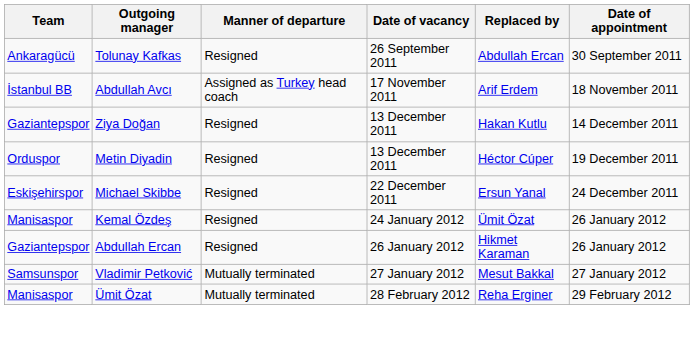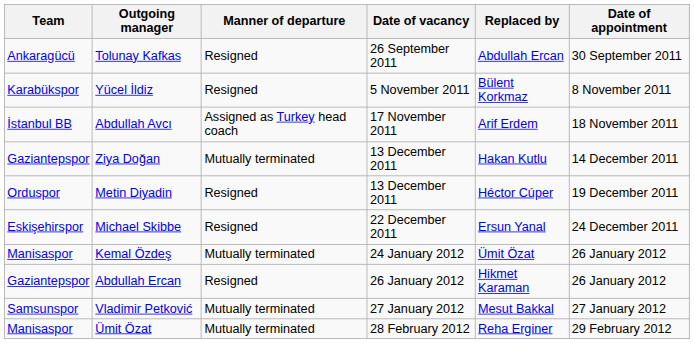+ row: (124, 90)
(231, 124) Resigned -> (260, 158) Mutually terminated
(231, 220) Resigned -> (260, 254) Mutually terminated
